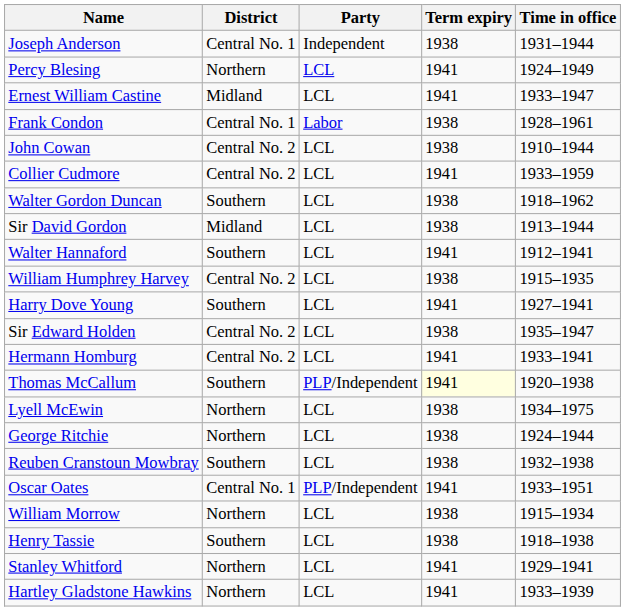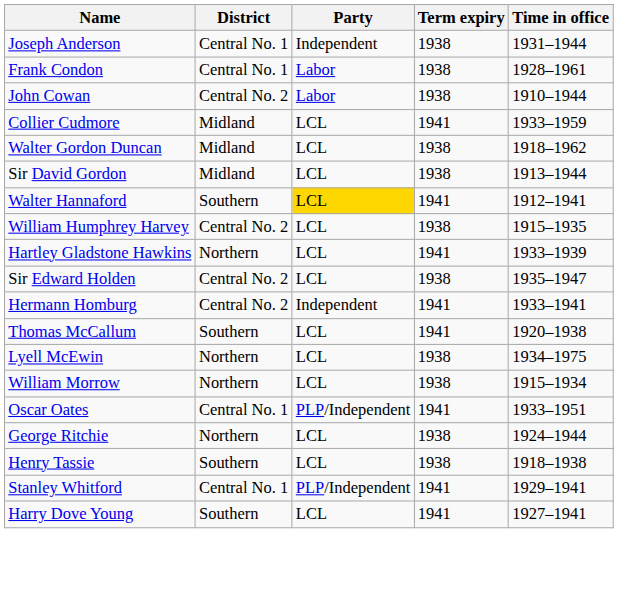- row: (54, 69)
- row: (85, 95)
(319, 148) LCL -> (316, 95) Labor
(251, 174) Central No. 2 -> (227, 122) Midland
(236, 200) Southern -> (227, 148) Midland
(319, 252) no background -> (311, 200) gold background
rows swapped: (100, 592) <-> (71, 305)
(319, 357) LCL -> (337, 305) Independent
(360, 383) PLP/Independent -> (311, 331) LCL
(442, 383) lightyellow background -> (434, 331) no background
rows swapped: (64, 514) <-> (58, 435)
- row: (104, 461)
(236, 566) Northern -> (244, 488) Central No. 1
(319, 566) LCL -> (353, 488) PLP/Independent
